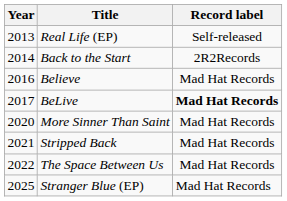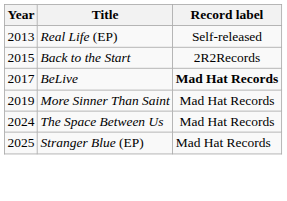(21, 57) 2014 -> (21, 57) 2015
- row: (60, 79)
(21, 121) 2020 -> (21, 100) 2019
- row: (78, 143)
(21, 164) 2022 -> (21, 121) 2024
